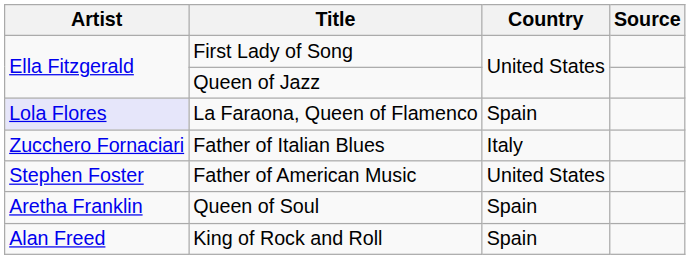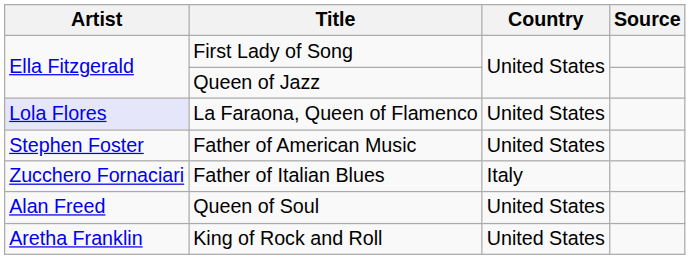(512, 113) Spain -> (546, 113) United States
rows swapped: (289, 144) <-> (305, 176)
(76, 207) Aretha Franklin -> (57, 207) Alan Freed
(512, 207) Spain -> (546, 207) United States
(57, 238) Alan Freed -> (76, 238) Aretha Franklin
(512, 238) Spain -> (546, 238) United States
